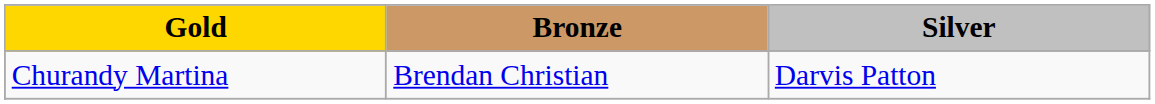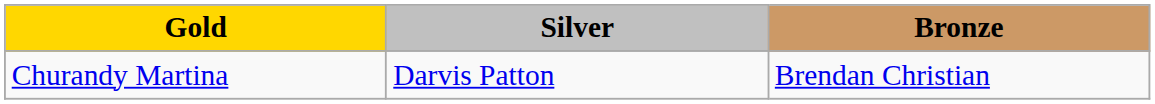columns swapped: (959, 27) <-> (577, 27)
